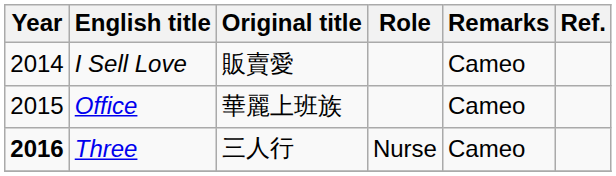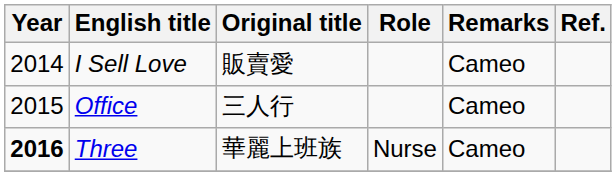(282, 105) 華麗上班族 -> (258, 105) 三人行
(258, 148) 三人行 -> (282, 148) 華麗上班族
